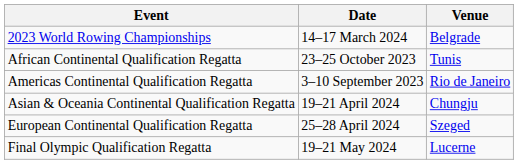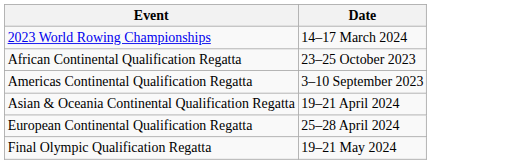- column: (470, 15)
